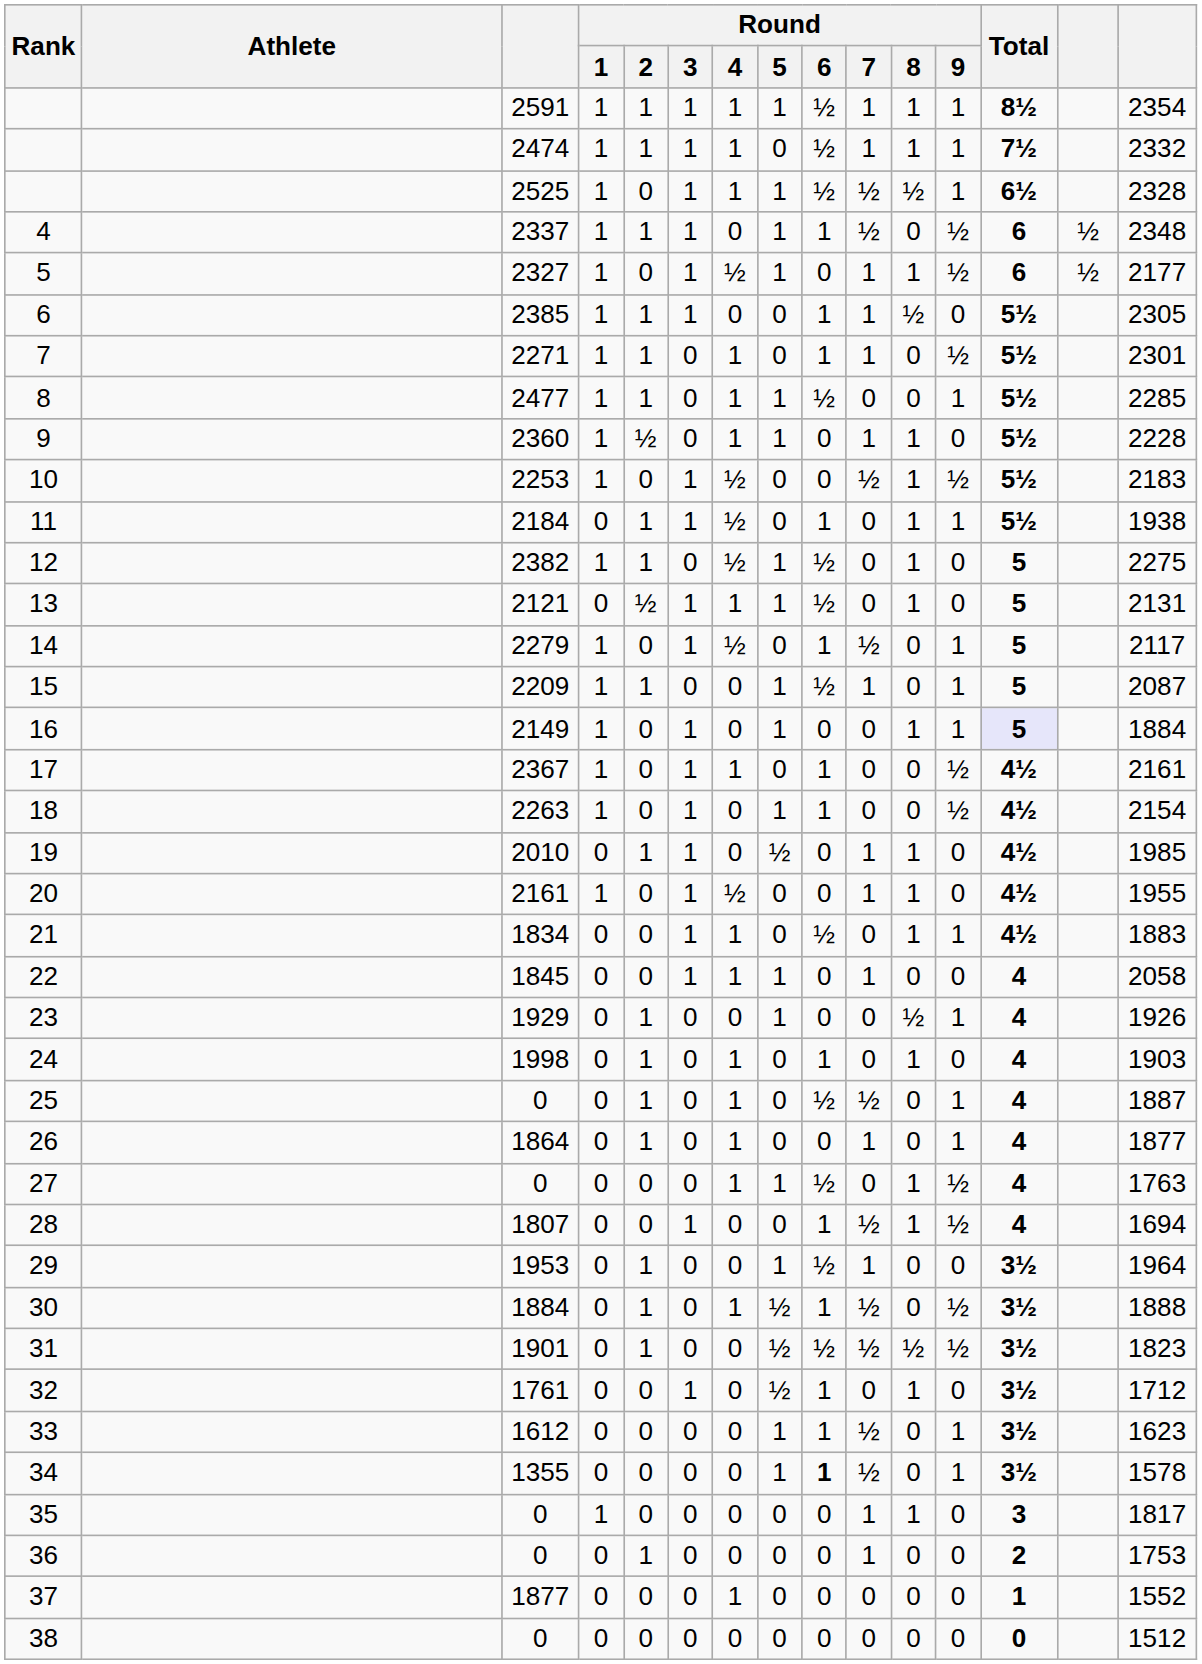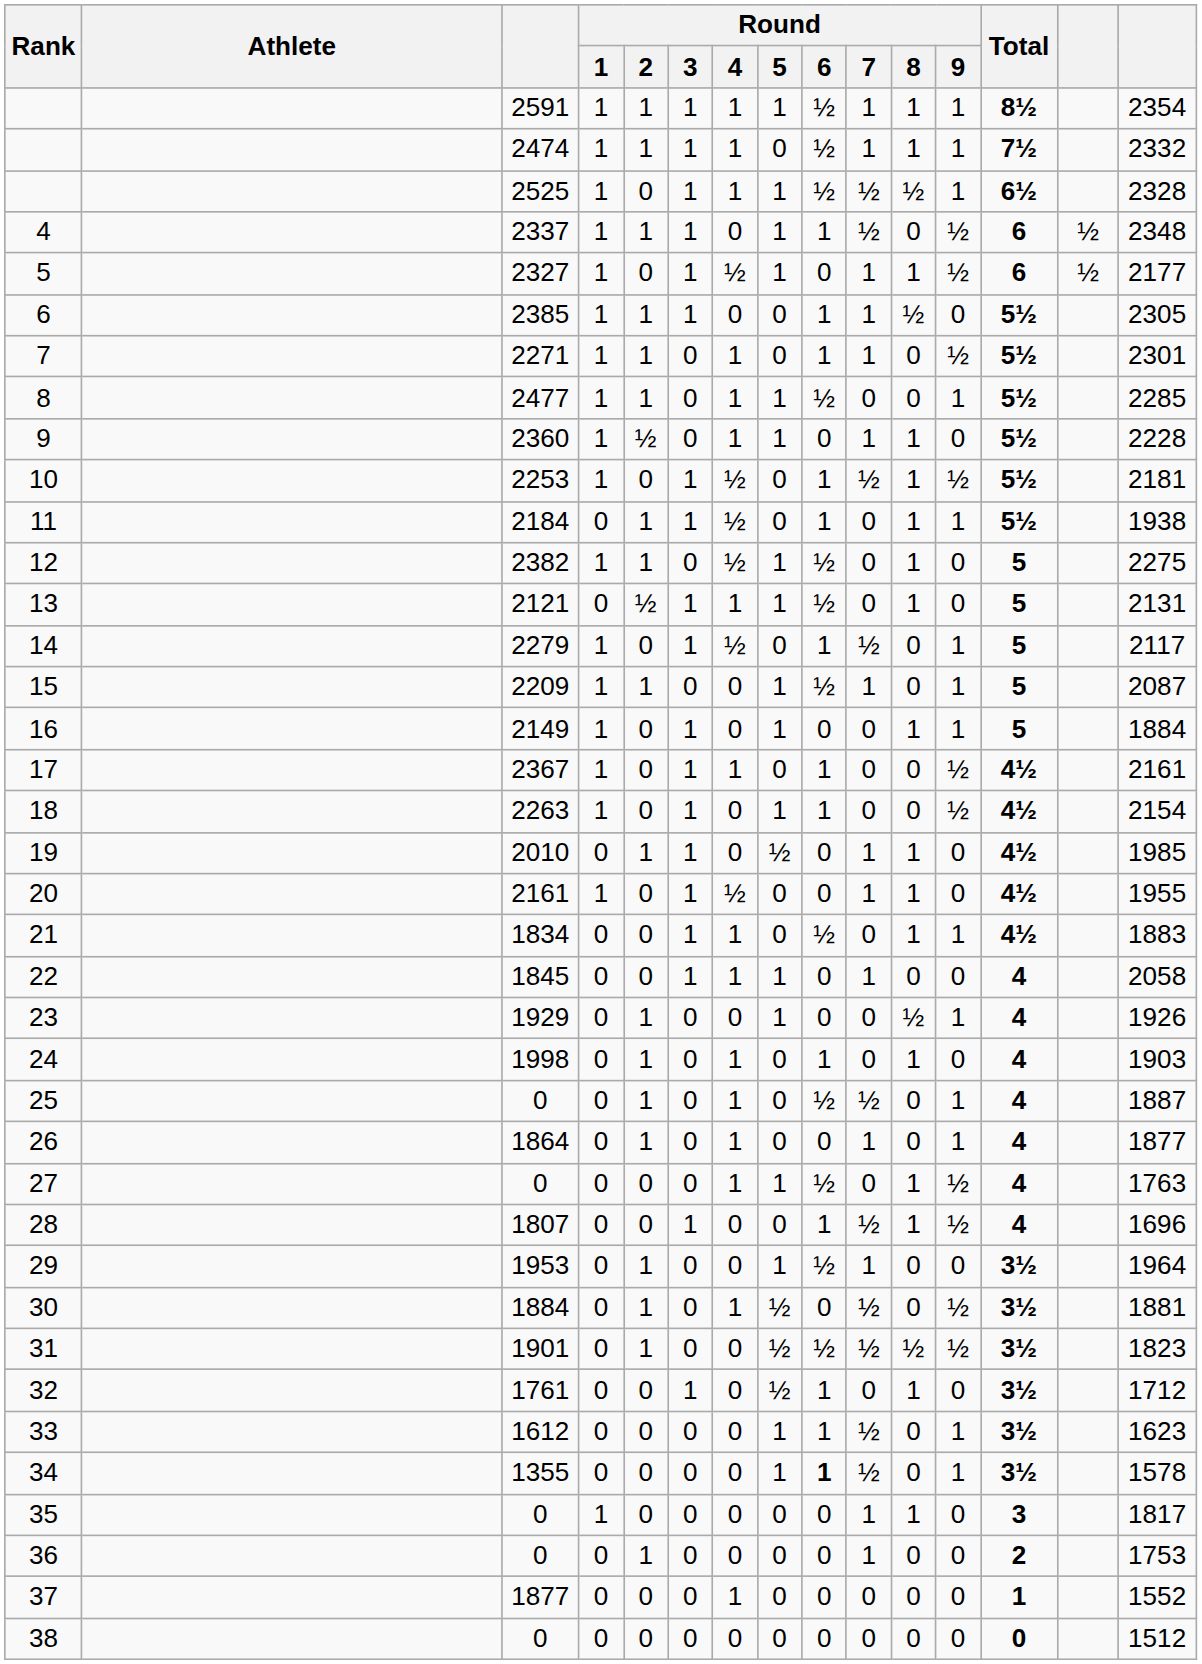(824, 480) 0 -> (824, 480) 1
(1157, 480) 2183 -> (1157, 480) 2181
(1019, 728) lavender background -> (1019, 728) no background
(1157, 1224) 1694 -> (1157, 1224) 1696
(824, 1307) 1 -> (824, 1307) 0
(1157, 1307) 1888 -> (1157, 1307) 1881
